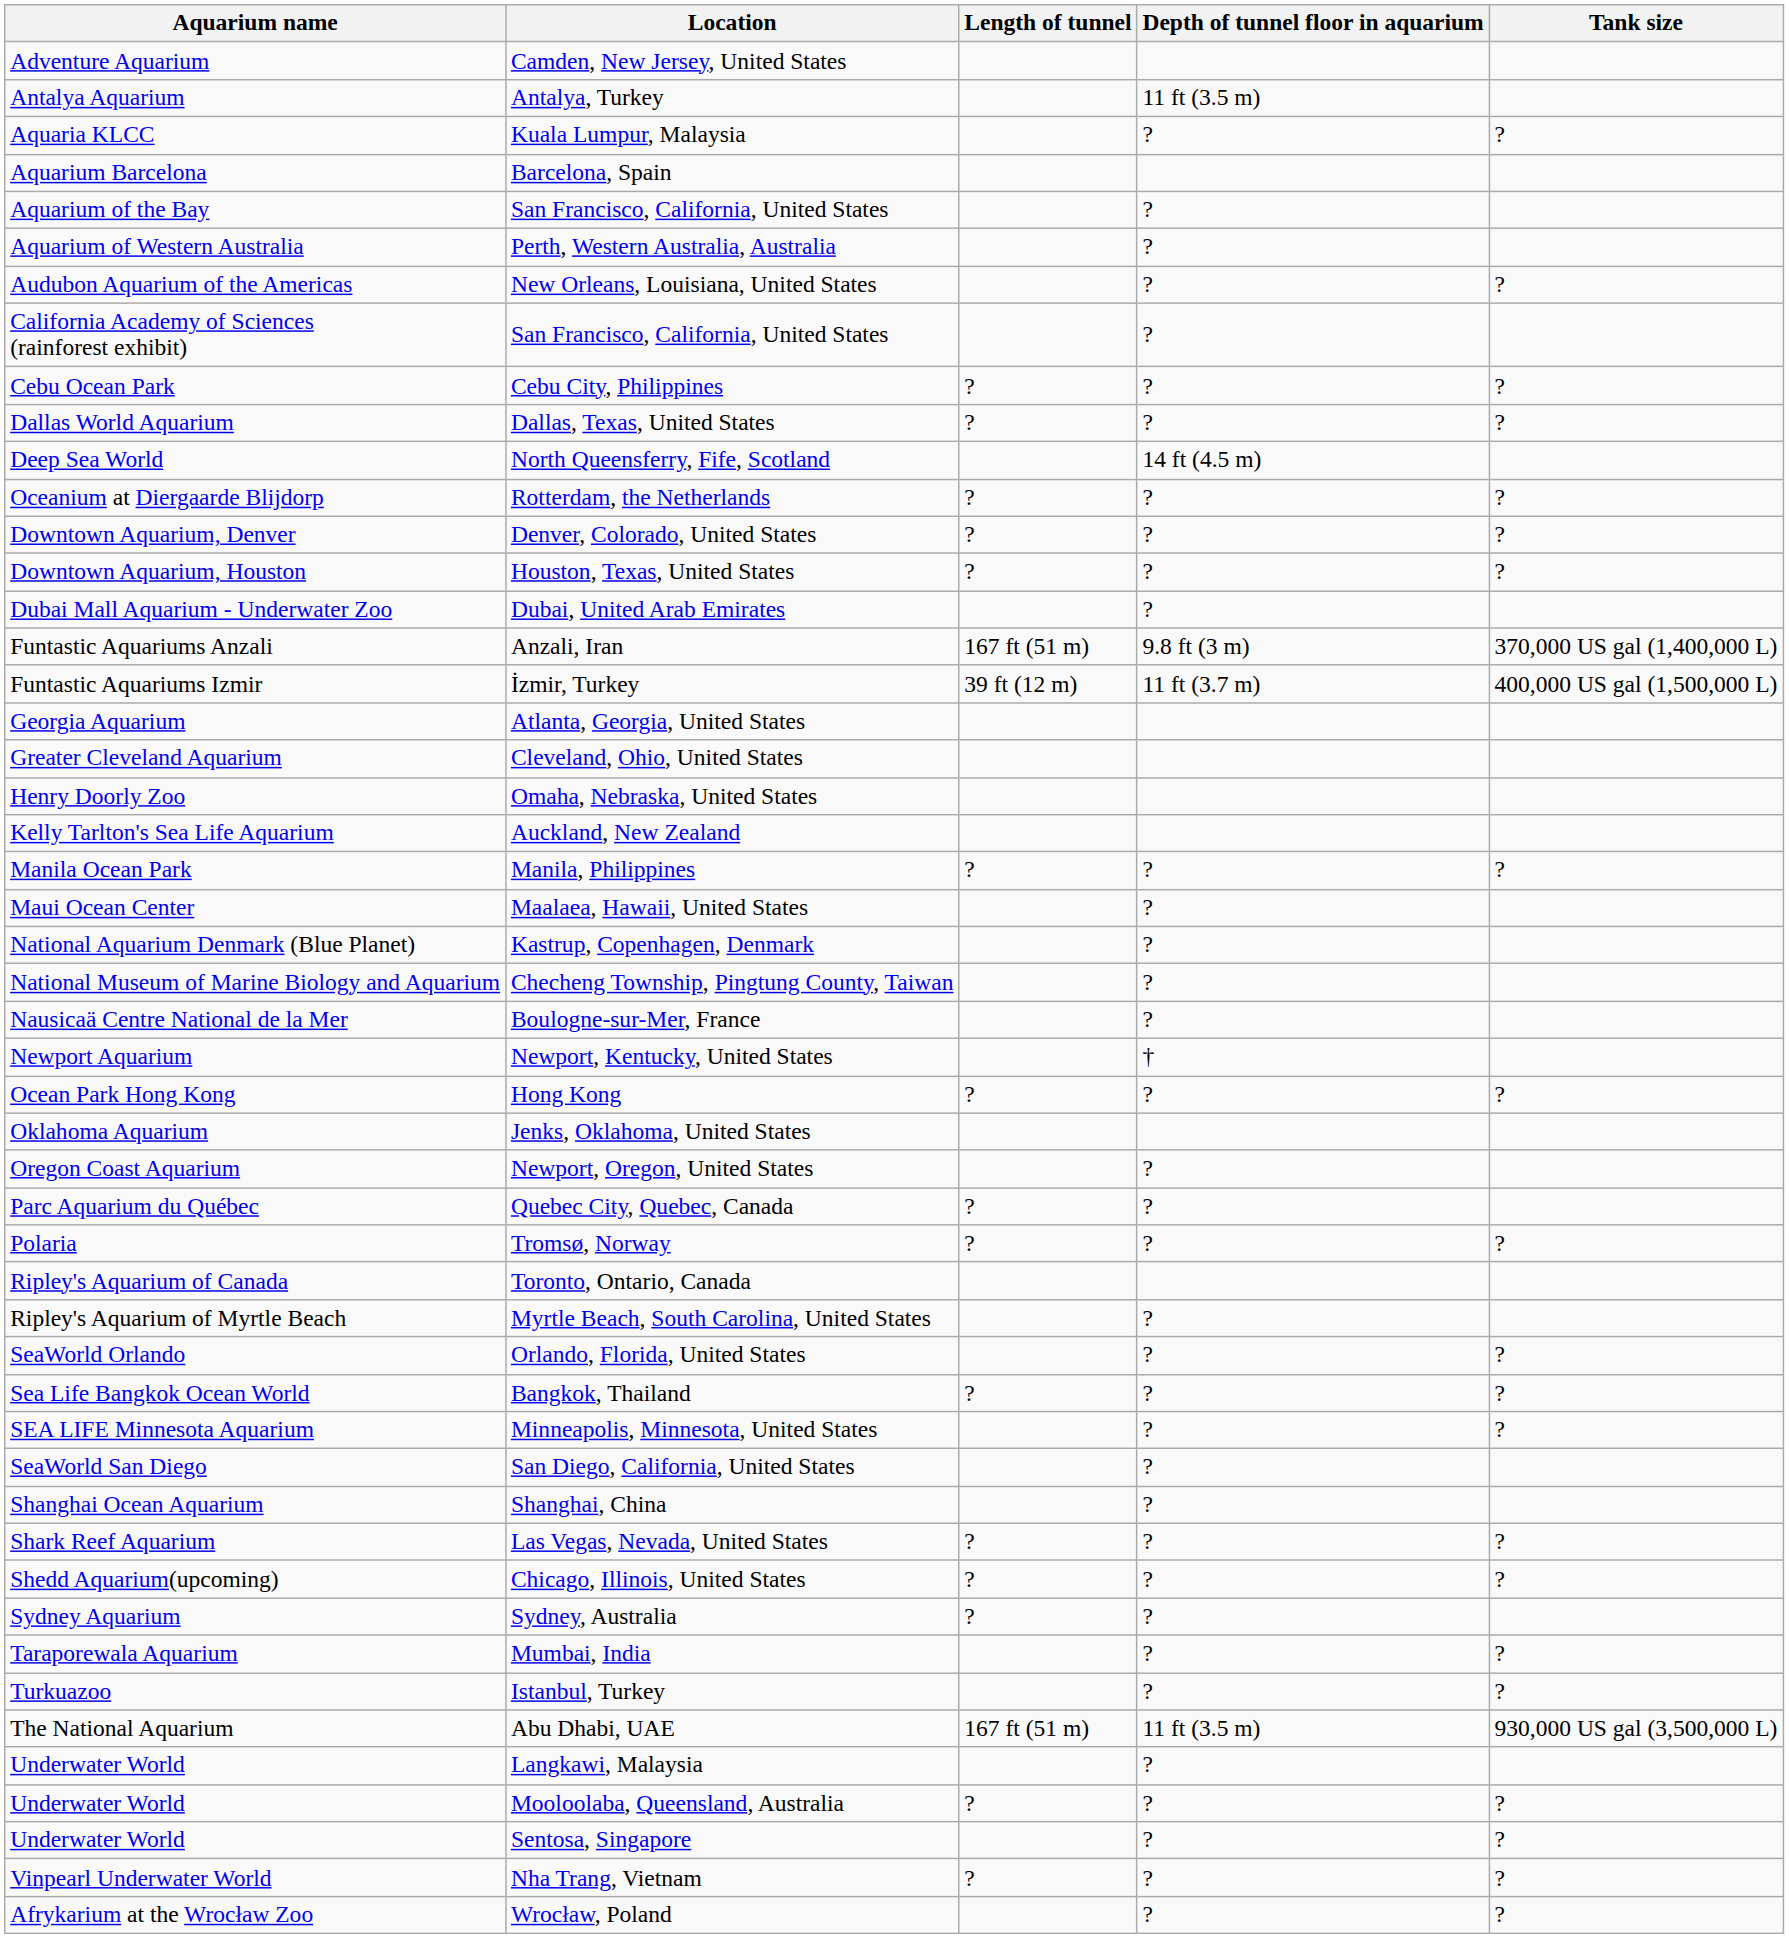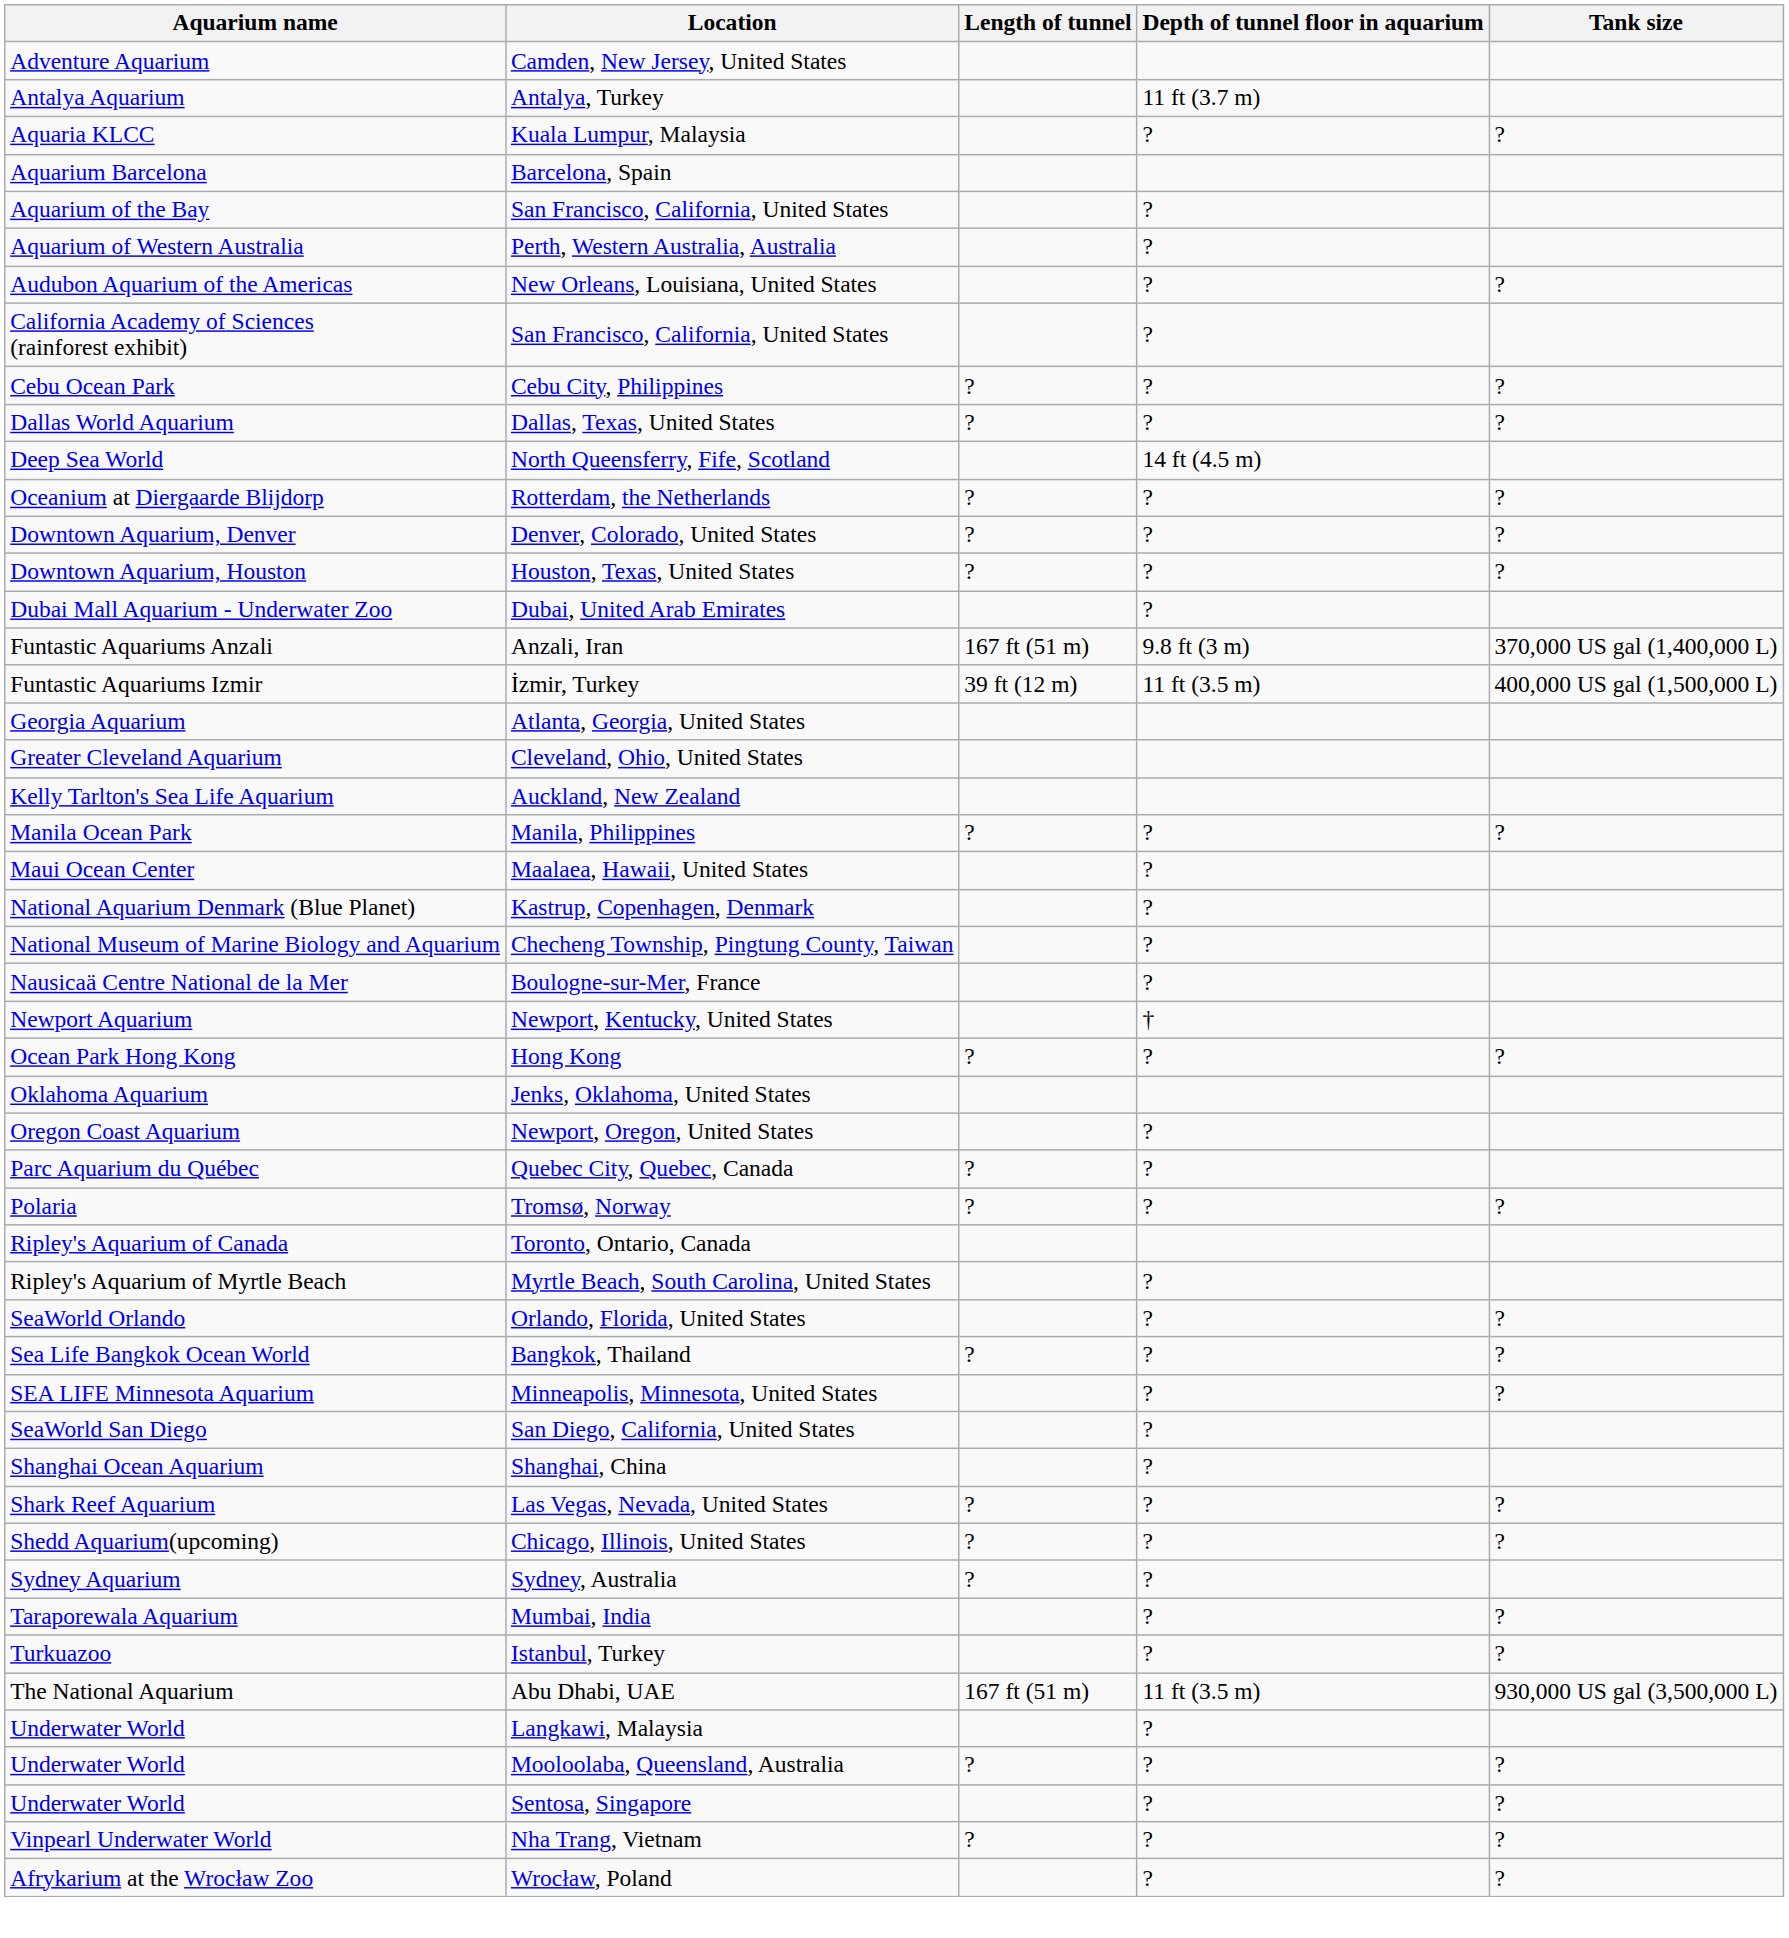(1201, 97) 11 ft (3.5 m) -> (1201, 97) 11 ft (3.7 m)
(1201, 683) 11 ft (3.7 m) -> (1201, 683) 11 ft (3.5 m)
- row: (98, 795)
